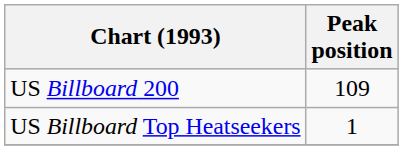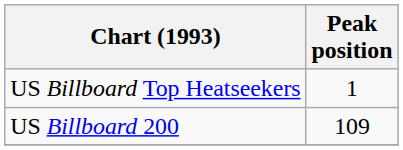rows swapped: (155, 125) <-> (95, 88)
